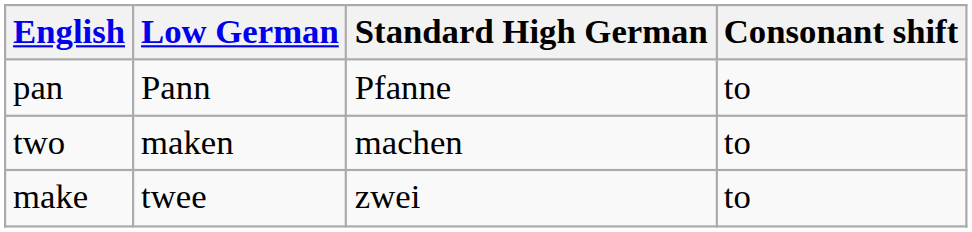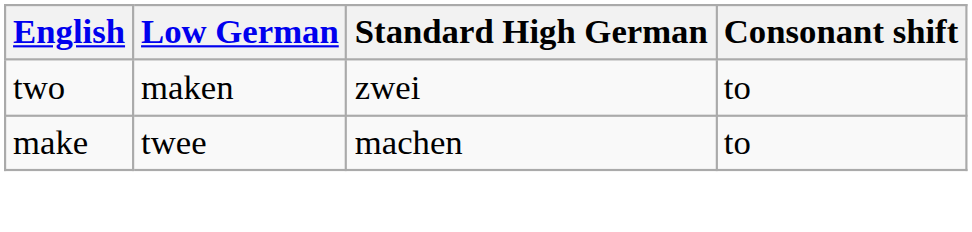- row: (38, 87)
(409, 142) machen -> (388, 87) zwei
(388, 197) zwei -> (409, 142) machen
